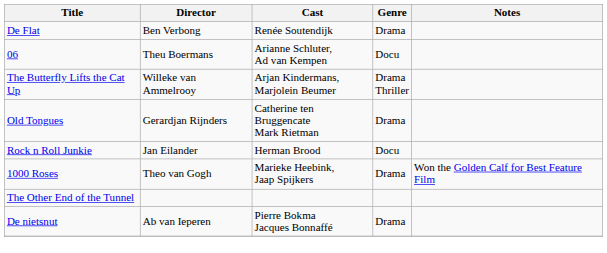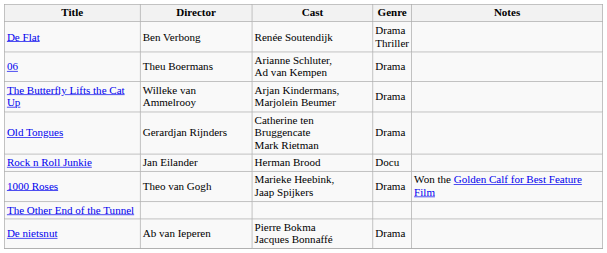(390, 30) Drama -> (392, 36) Drama Thriller
(387, 54) Docu -> (390, 66) Drama
(392, 84) Drama Thriller -> (390, 96) Drama
